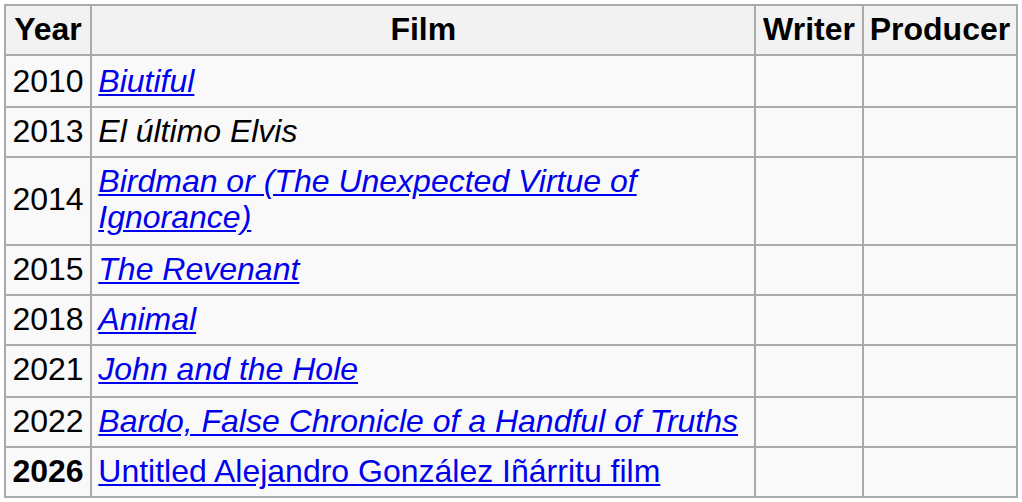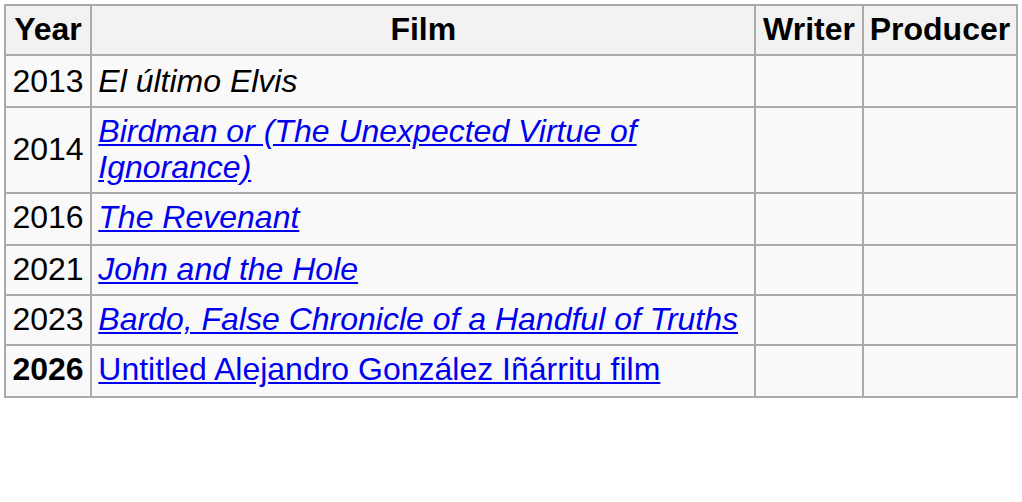- row: (146, 80)
(48, 268) 2015 -> (48, 218) 2016
- row: (147, 319)
(48, 421) 2022 -> (48, 319) 2023
